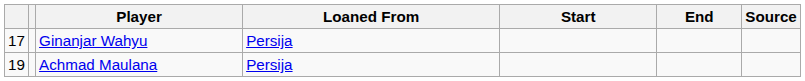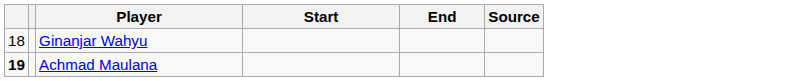- column: (371, 17)
(16, 41) 17 -> (16, 41) 18
(16, 65) normal -> (16, 65) bold
